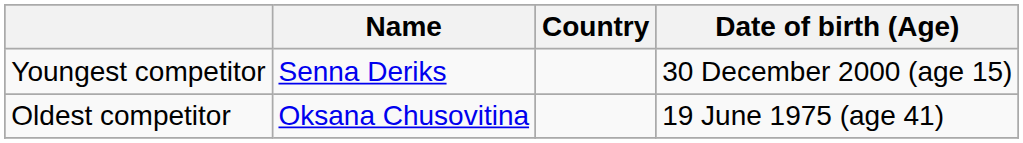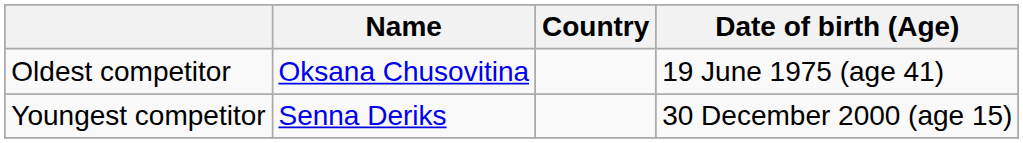rows swapped: (138, 71) <-> (121, 115)
